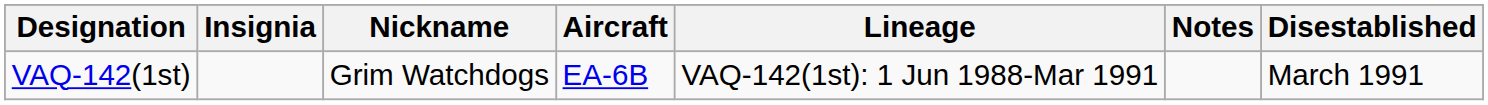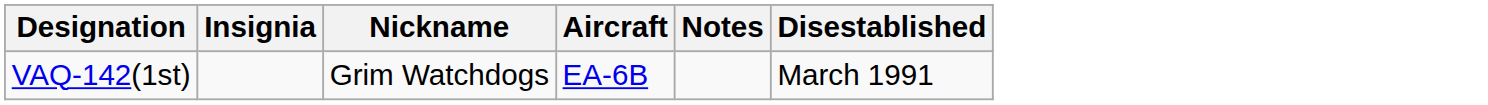- column: (920, 27)
